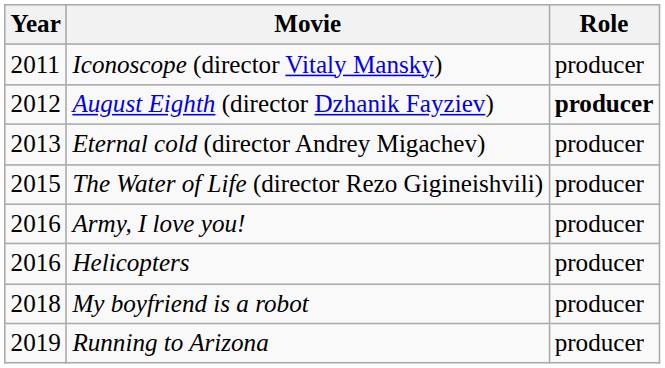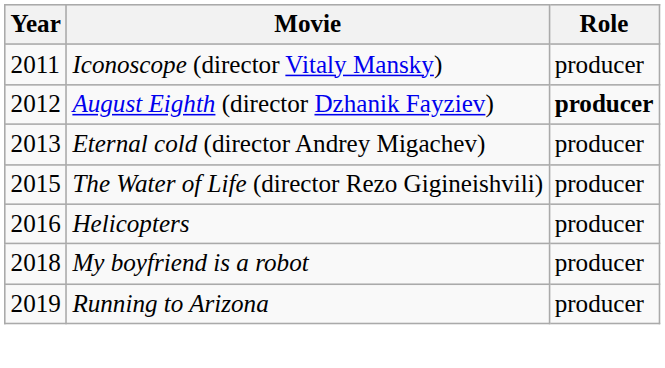- row: (159, 223)
